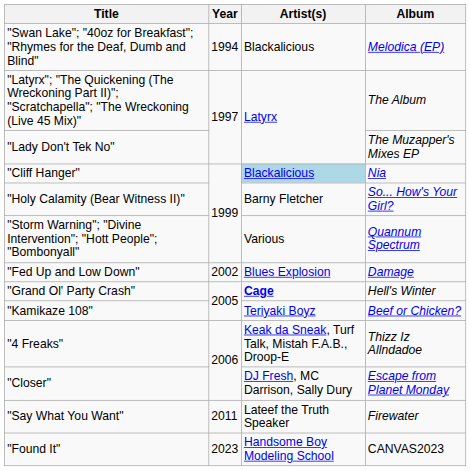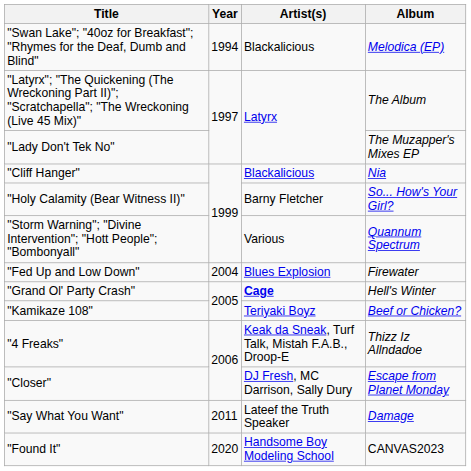(279, 173) lightblue background -> (279, 173) no background
(225, 272) 2002 -> (225, 272) 2004
(391, 272) Damage -> (393, 272) Firewater
(393, 416) Firewater -> (391, 416) Damage
(225, 449) 2023 -> (225, 449) 2020
